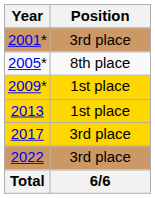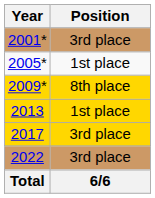(100, 63) 8th place -> (100, 63) 1st place
(100, 87) 1st place -> (100, 87) 8th place
